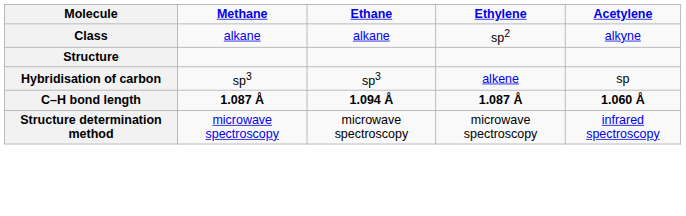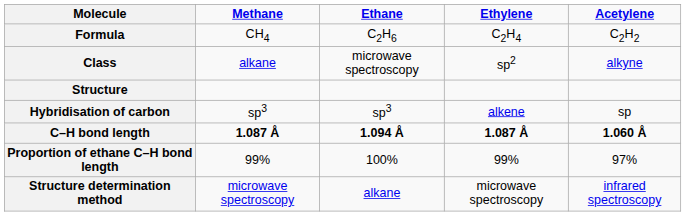+ row: (100, 35)
(371, 35) alkane -> (382, 63) microwave spectroscopy
+ row: (100, 160)
(371, 127) microwave spectroscopy -> (382, 193) alkane
